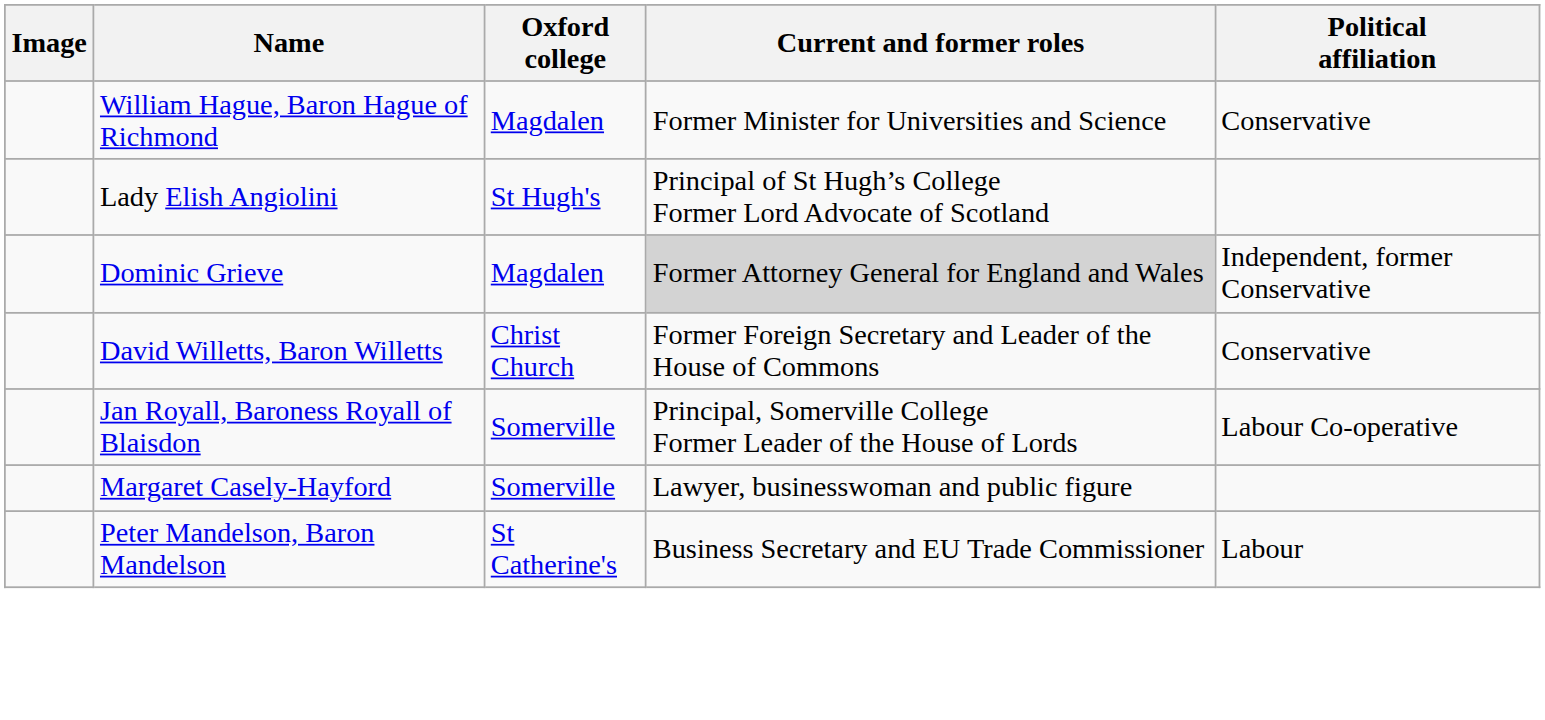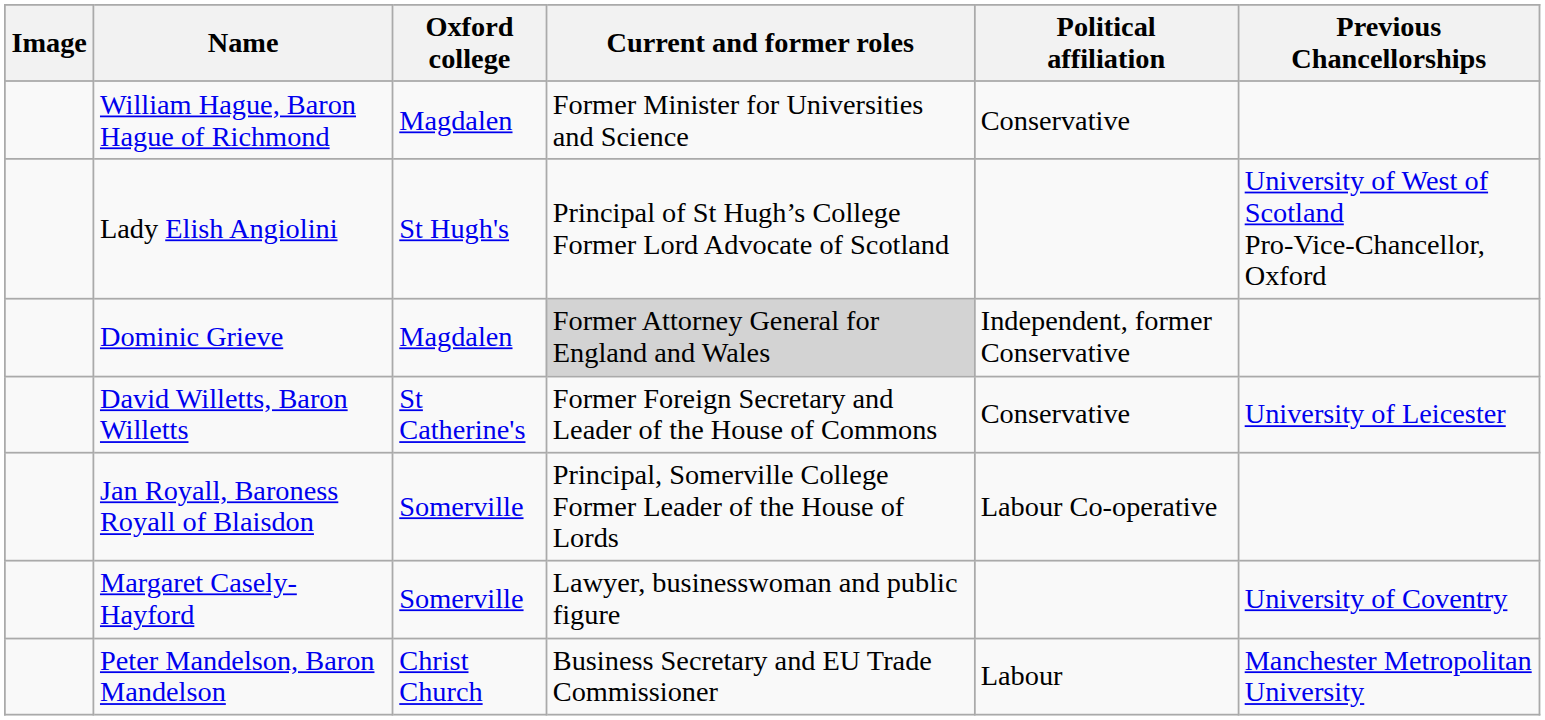+ column: (1389, 42)
(532, 349) Christ Church -> (462, 413) St Catherine's
(554, 548) St Catherine's -> (441, 675) Christ Church
